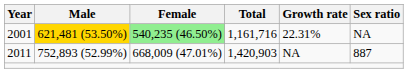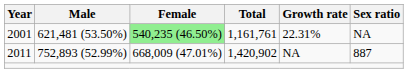(82, 33) gold background -> (82, 33) no background
(252, 33) 1,161,716 -> (252, 33) 1,161,761
(252, 53) 1,420,903 -> (252, 53) 1,420,902
